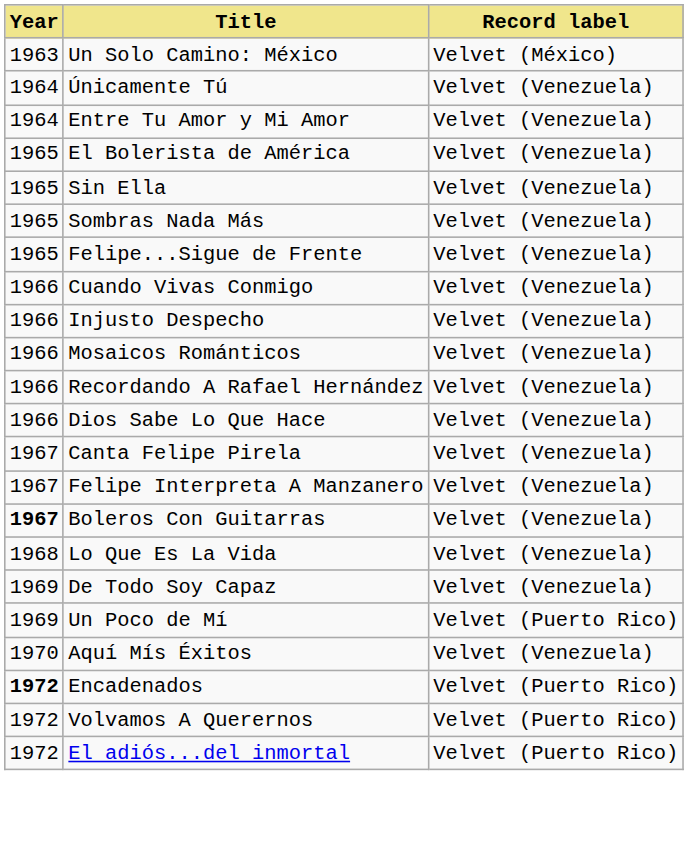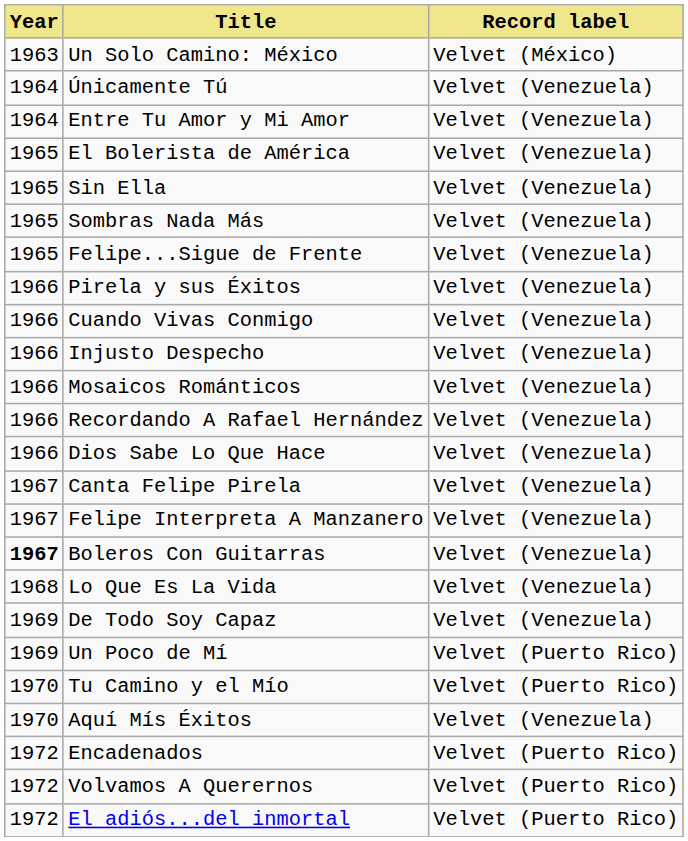+ row: (185, 288)
+ row: (179, 687)
(34, 687) bold -> (34, 753) normal
